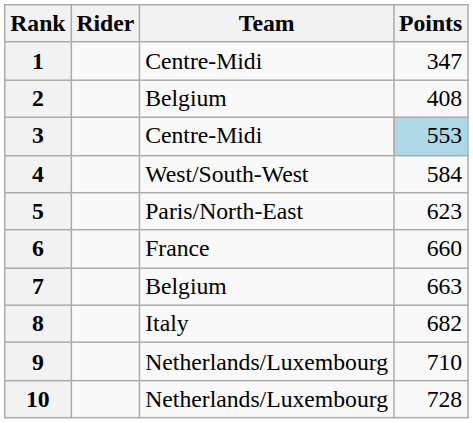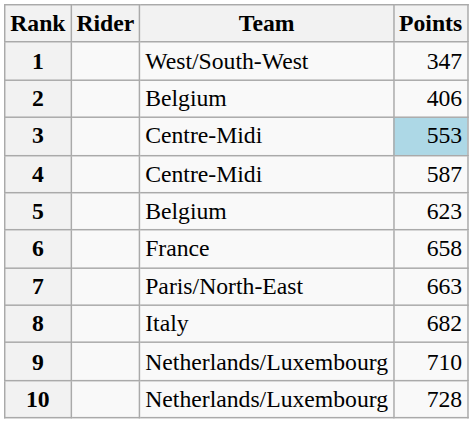(204, 60) Centre-Midi -> (227, 60) West/South-West
(444, 98) 408 -> (444, 98) 406
(227, 173) West/South-West -> (204, 173) Centre-Midi
(444, 173) 584 -> (444, 173) 587
(224, 211) Paris/North-East -> (186, 211) Belgium
(444, 248) 660 -> (444, 248) 658
(186, 286) Belgium -> (224, 286) Paris/North-East
